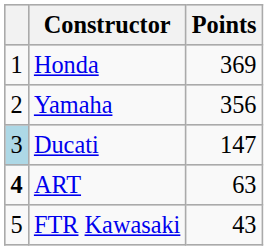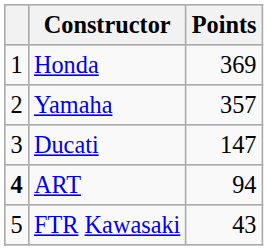(238, 104) 356 -> (238, 104) 357
(17, 145) lightblue background -> (17, 145) no background
(244, 185) 63 -> (244, 185) 94
